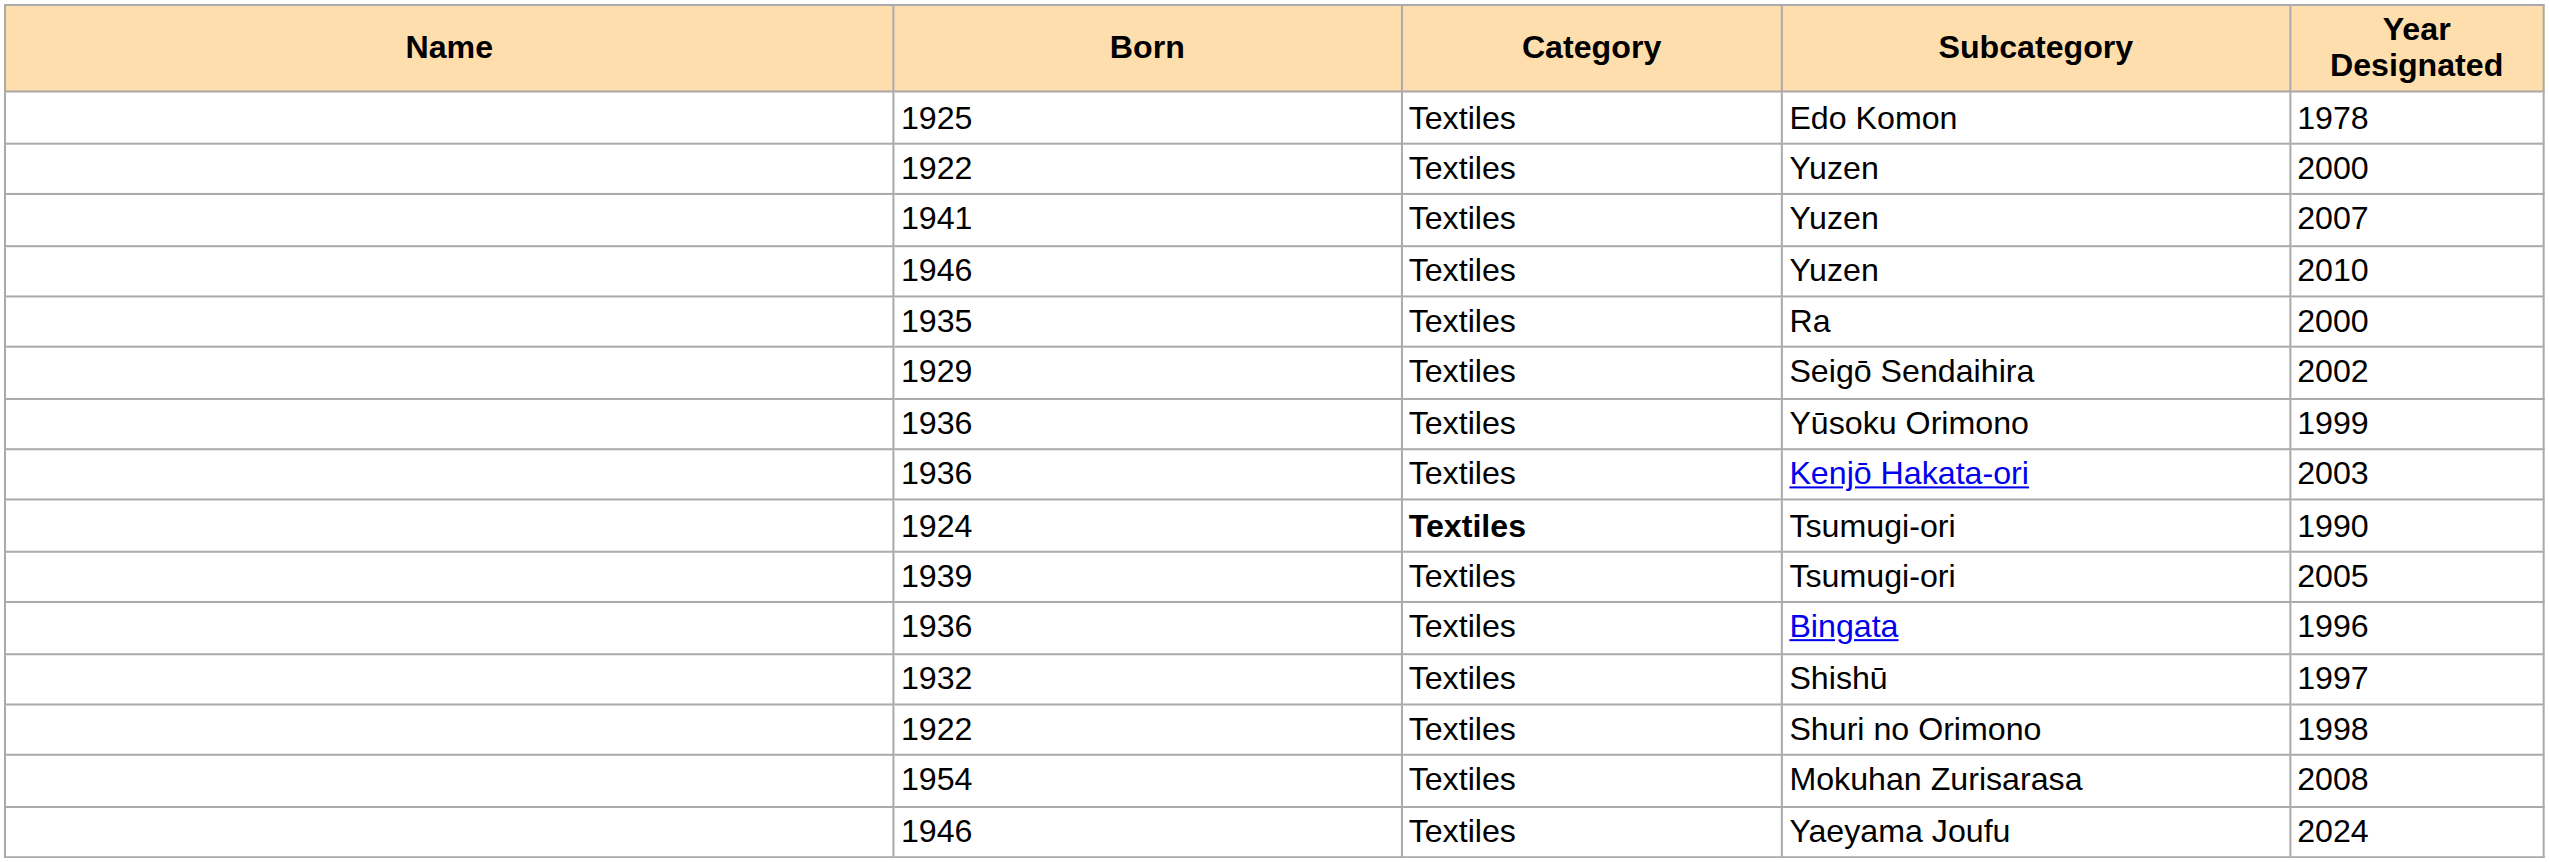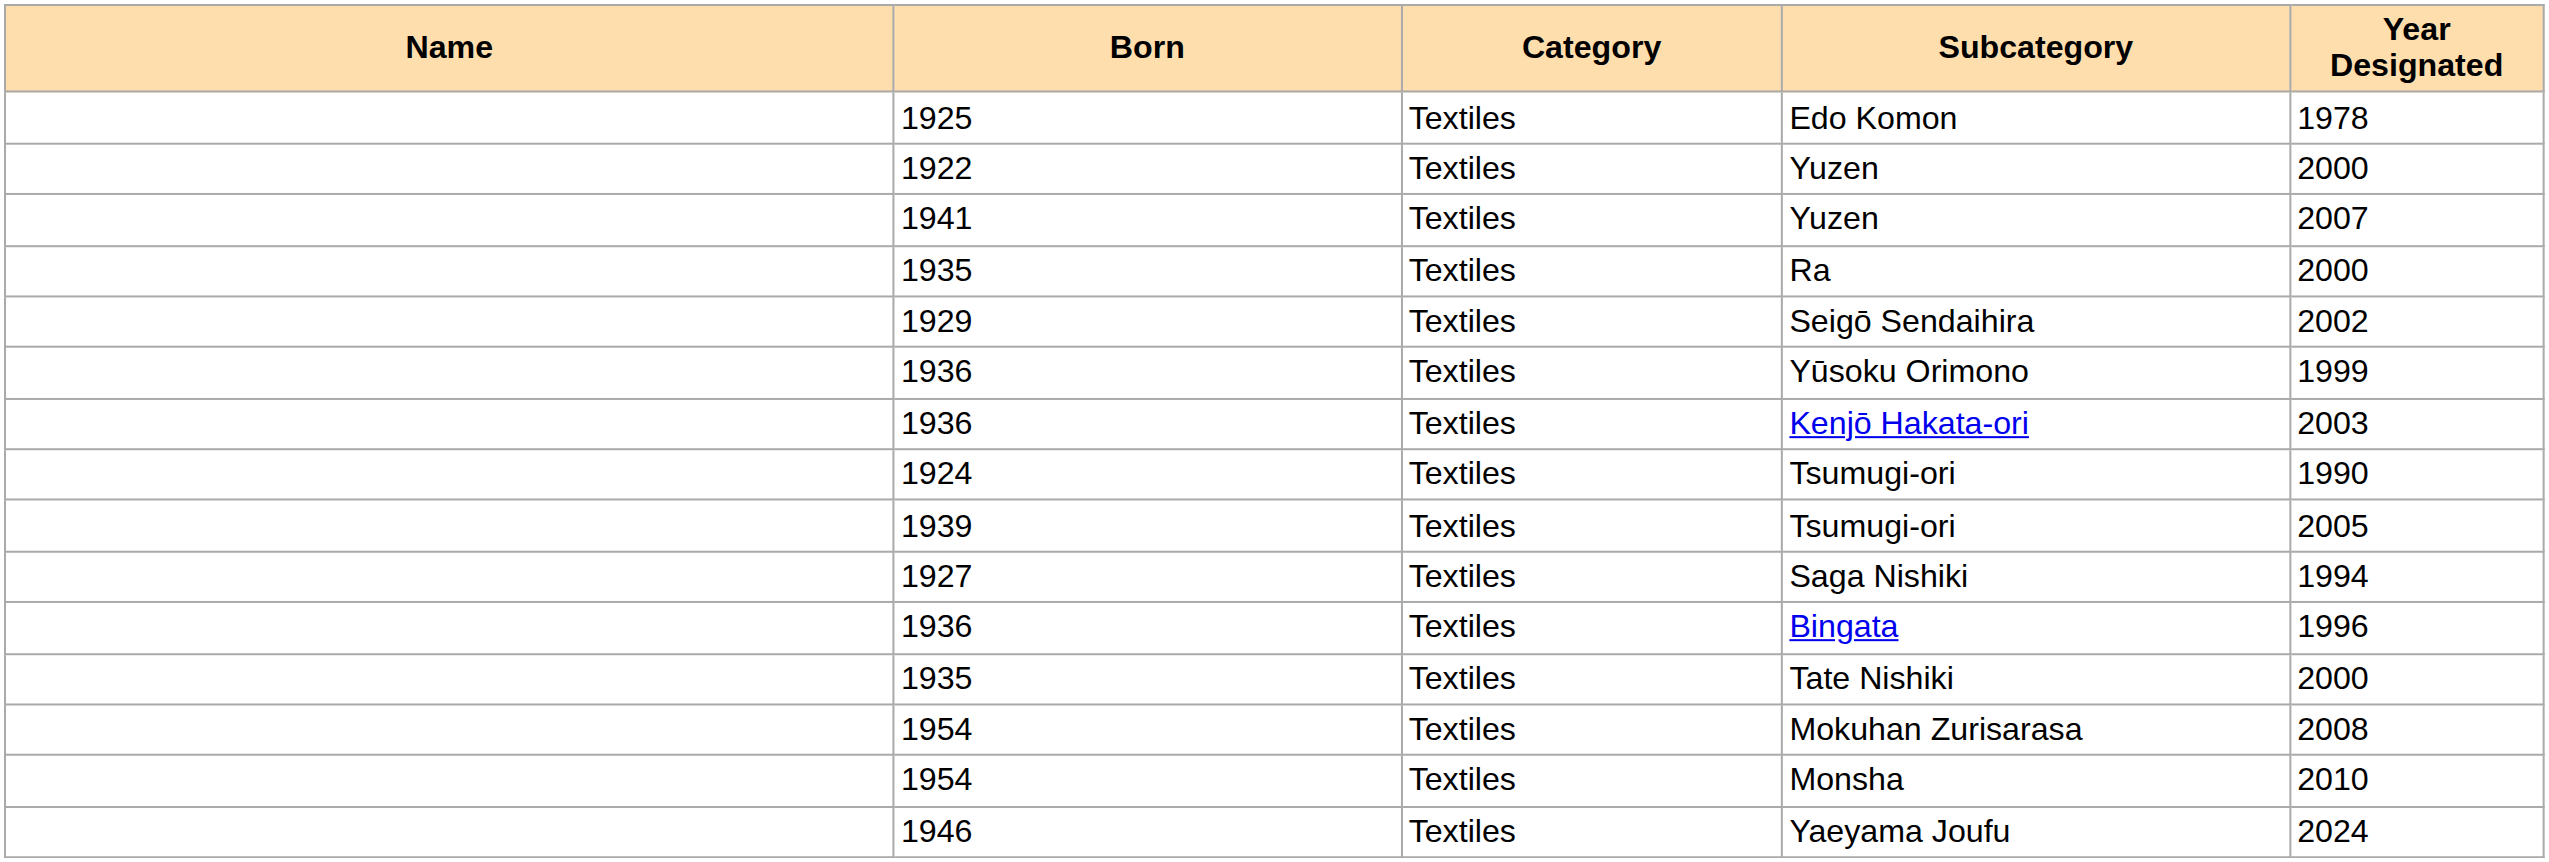- row: (937, 270)
(1467, 525) bold -> (1462, 474) normal
+ row: (937, 576)
- row: (937, 678)
- row: (937, 729)
+ row: (937, 678)
+ row: (937, 780)
